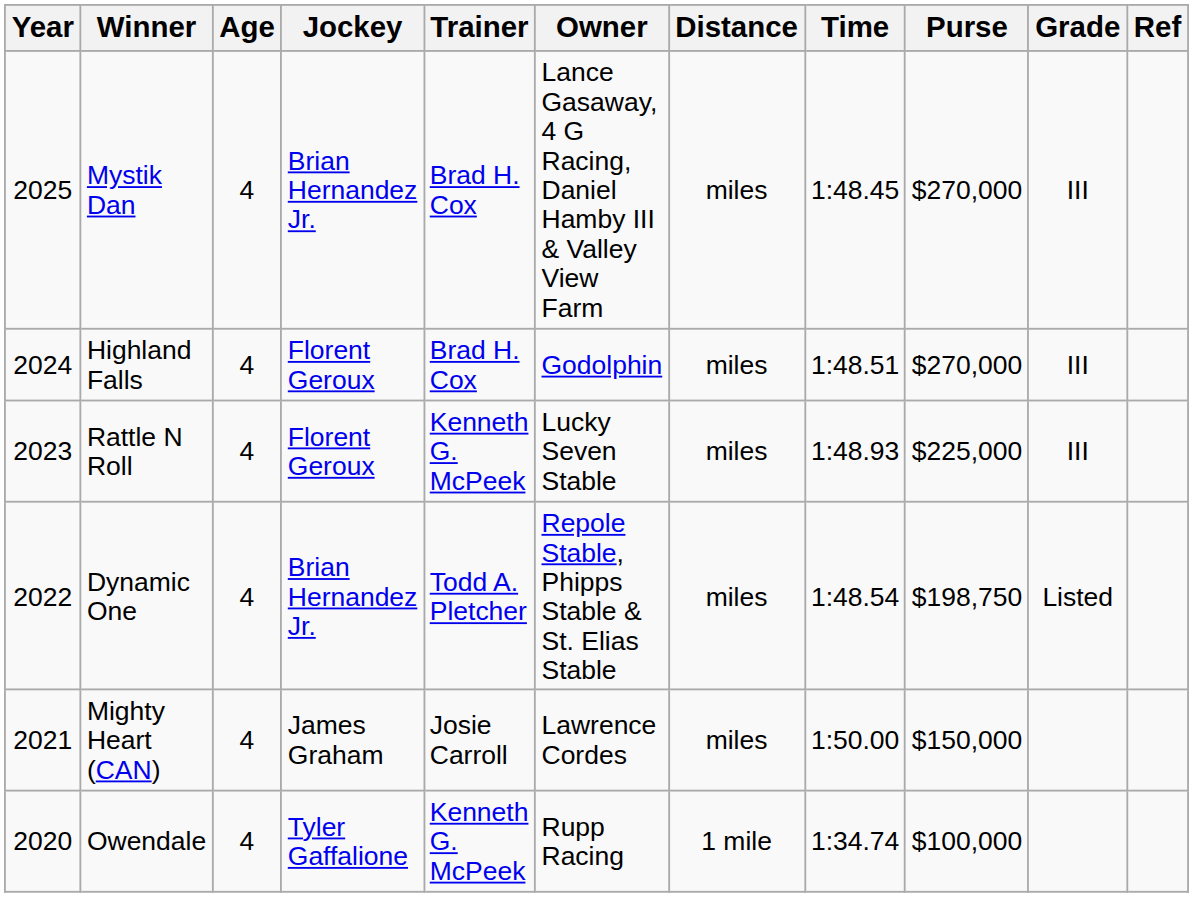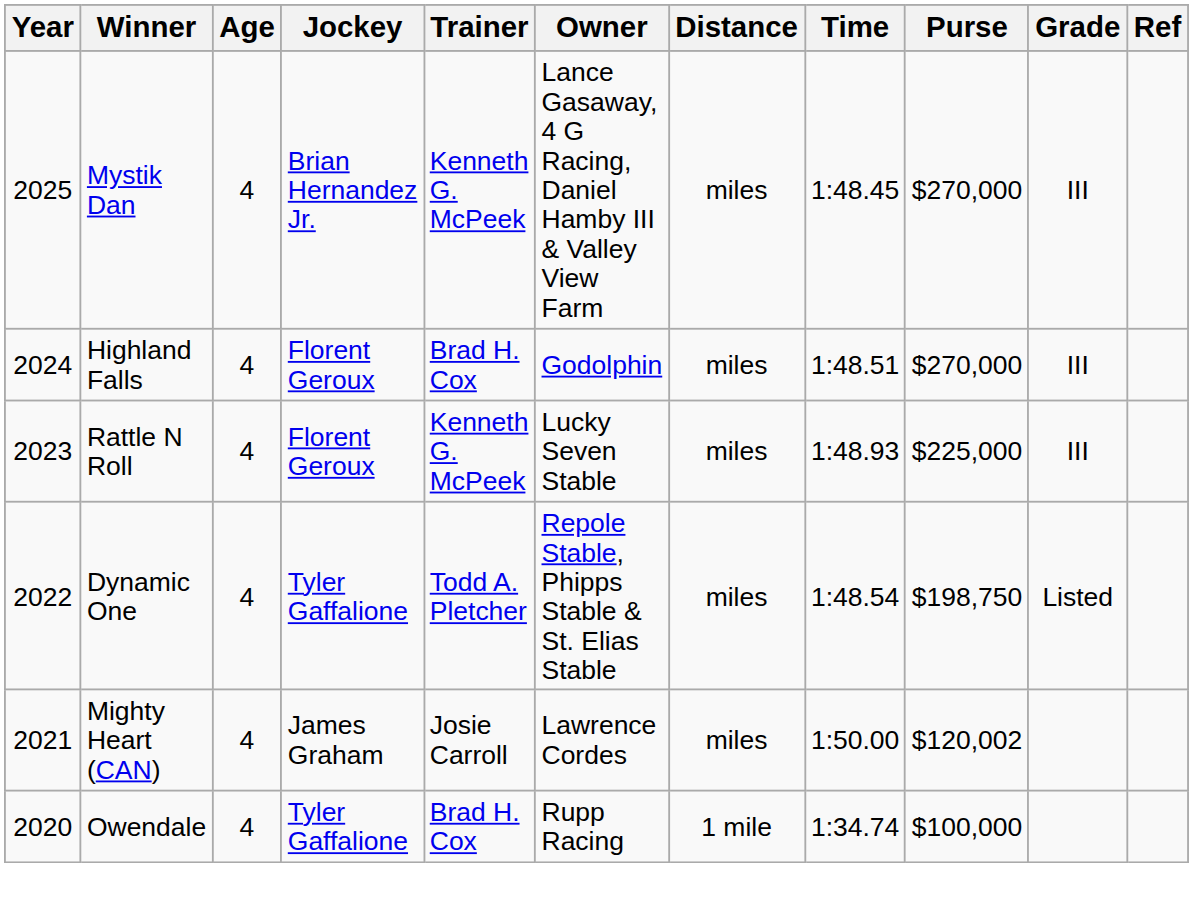(475, 190) Brad H. Cox -> (479, 190) Kenneth G. McPeek
(353, 596) Brian Hernandez Jr. -> (348, 596) Tyler Gaffalione
(967, 740) $150,000 -> (967, 740) $120,002
(479, 841) Kenneth G. McPeek -> (475, 826) Brad H. Cox
